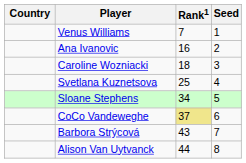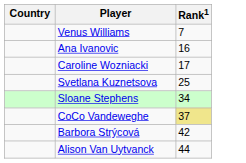- column: (226, 14)
(184, 65) 18 -> (184, 65) 17
(184, 132) 43 -> (184, 132) 42
